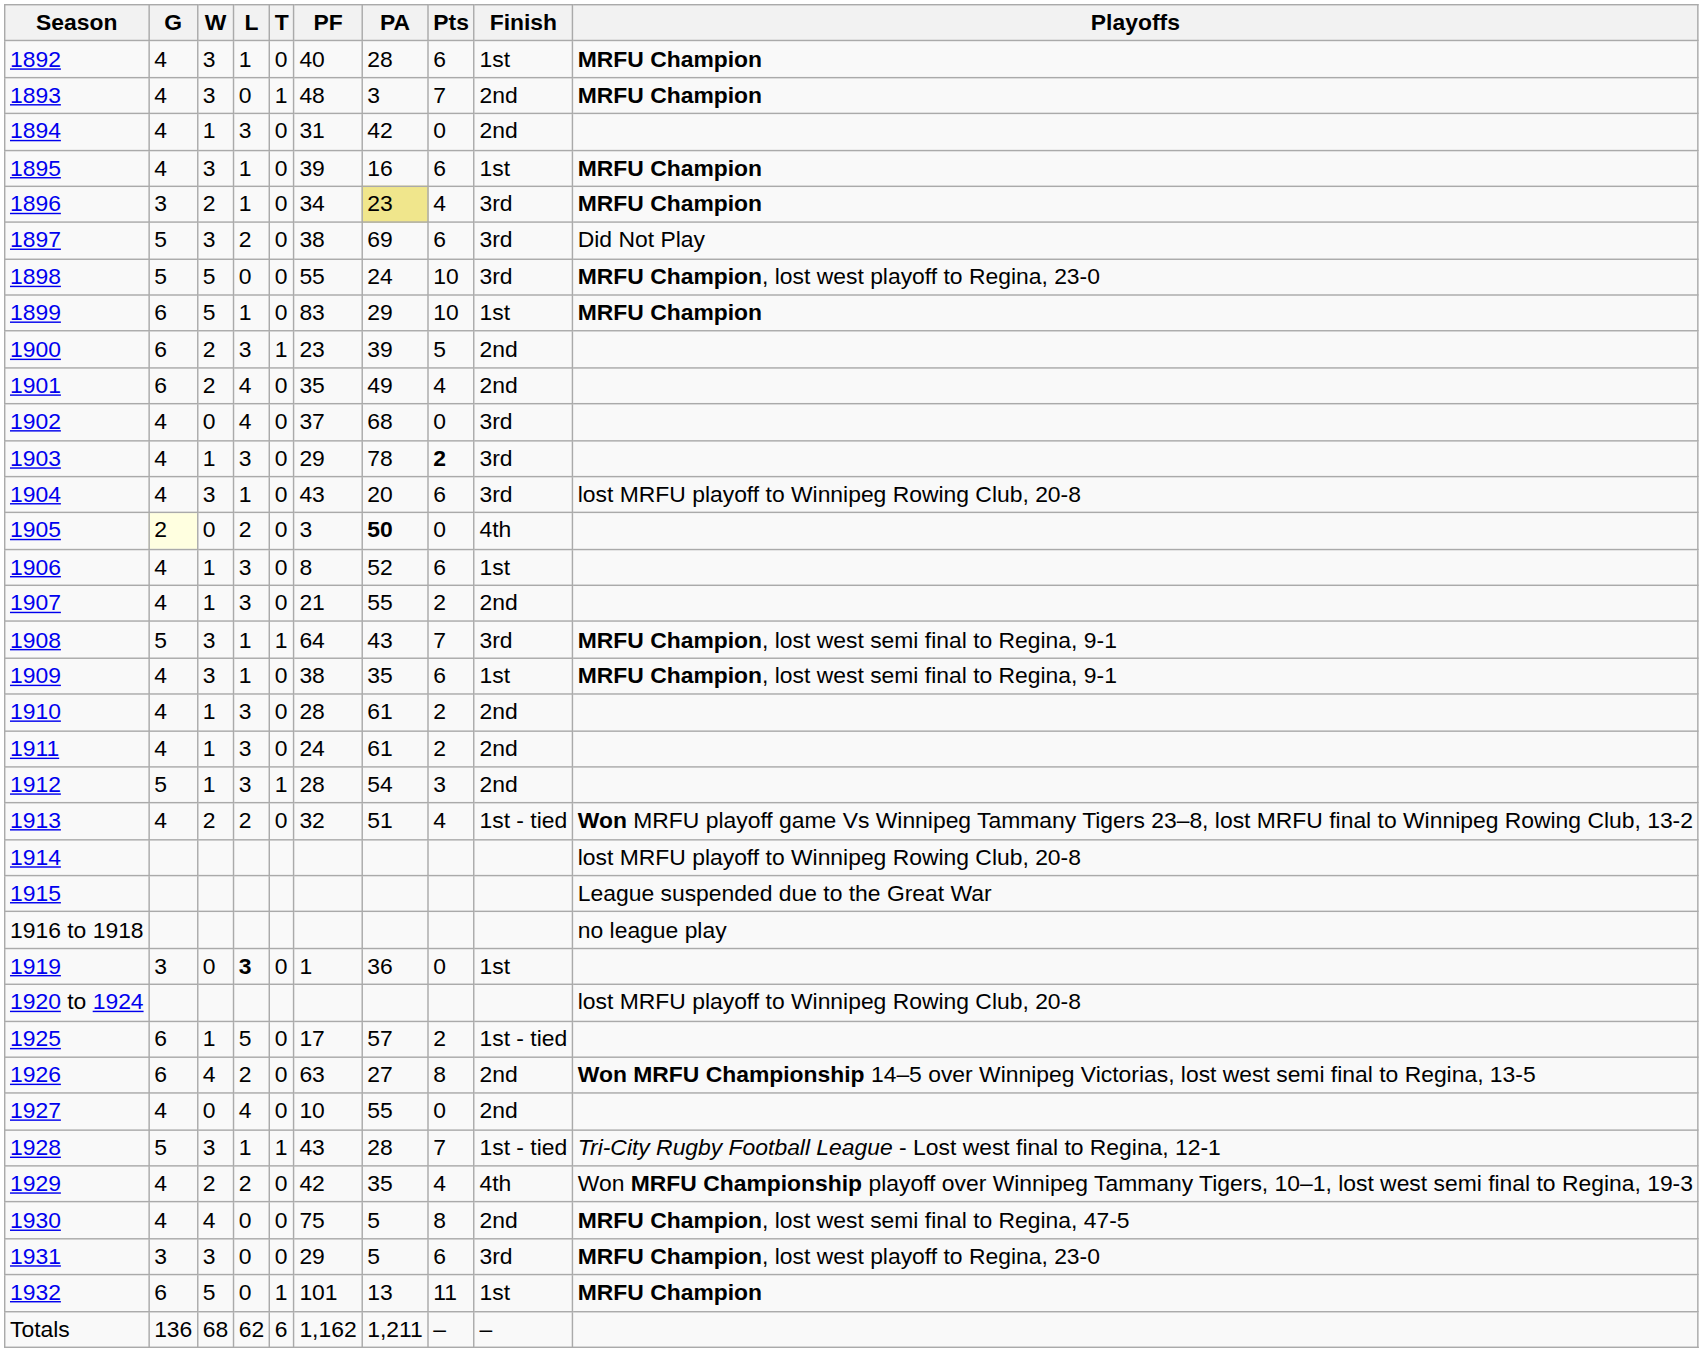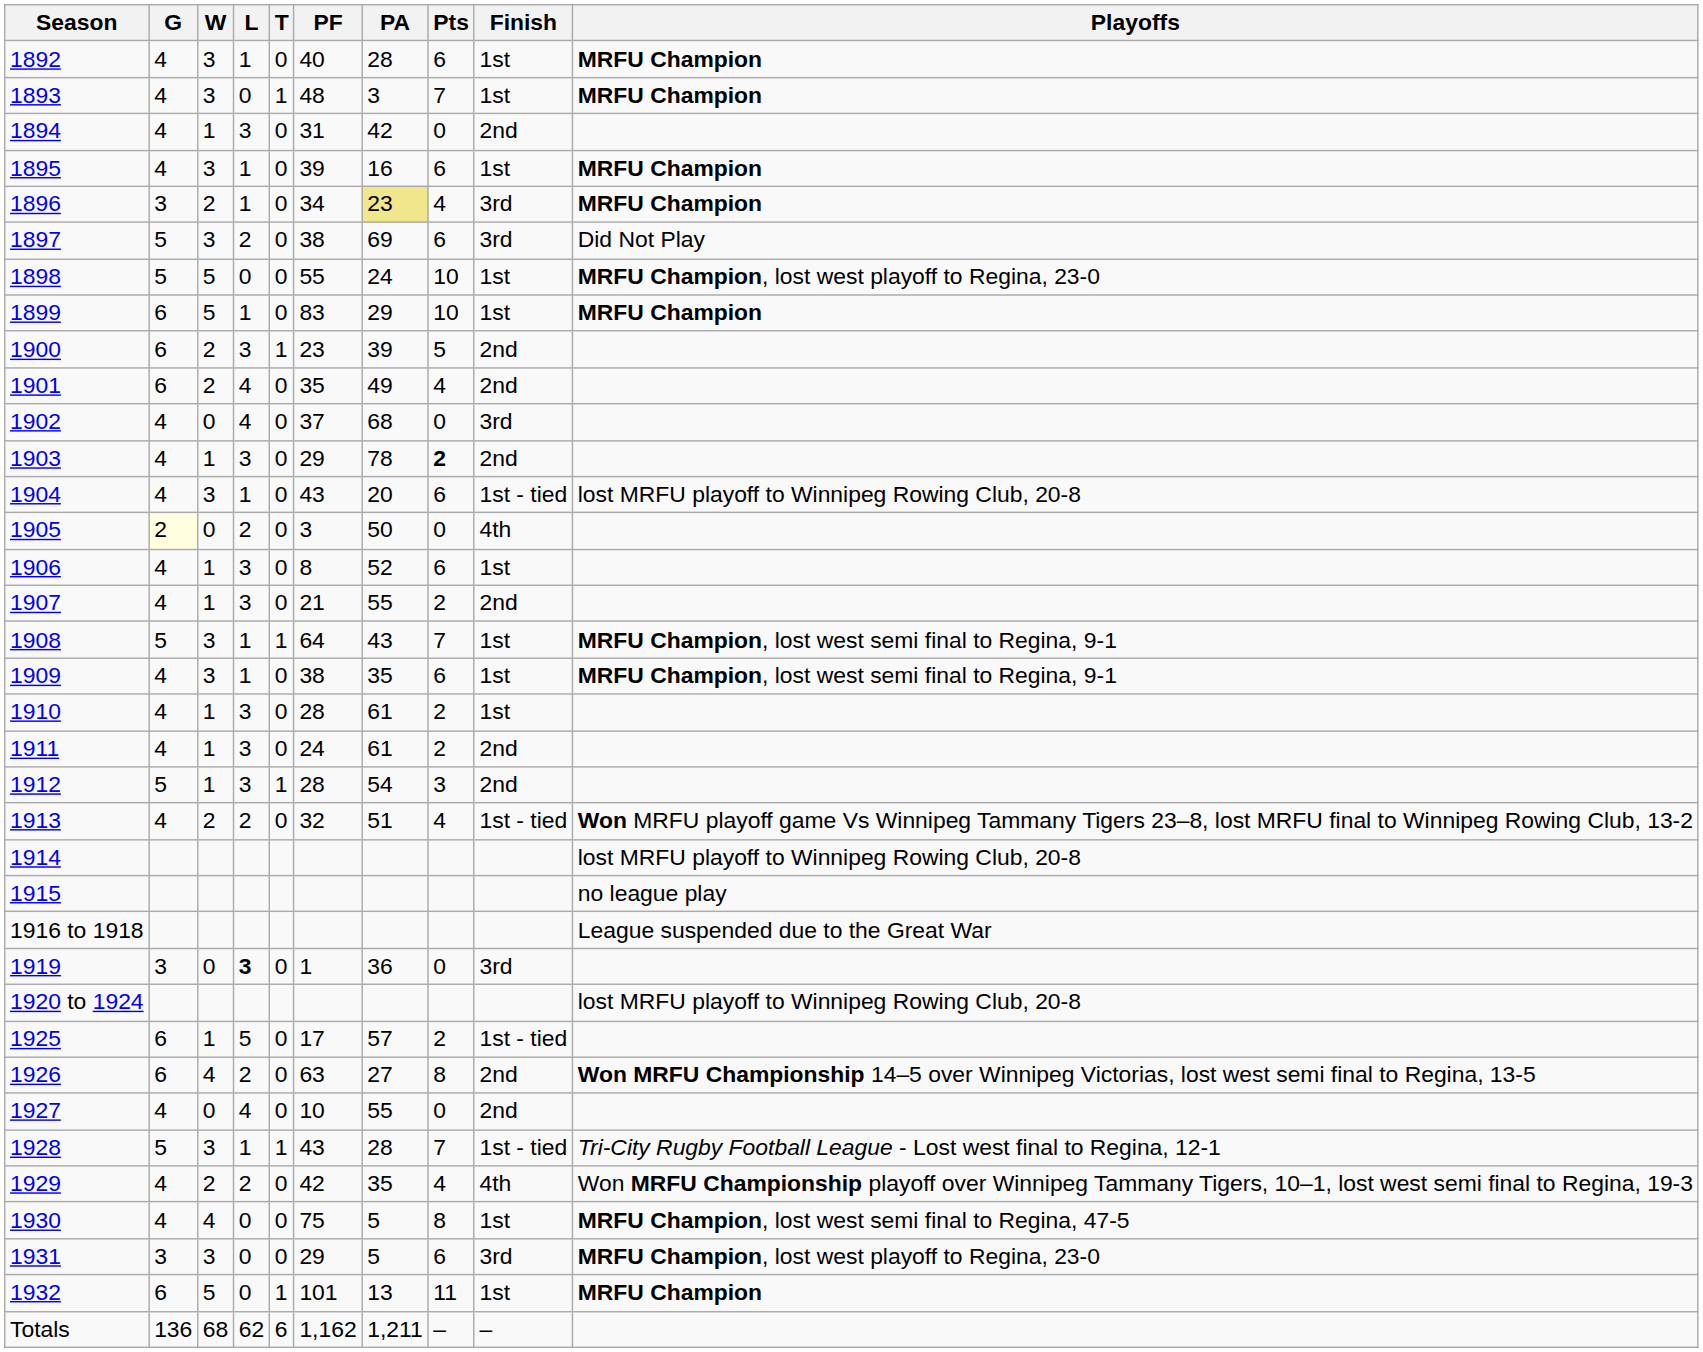(499, 95) 2nd -> (495, 95) 1st
(496, 276) 3rd -> (495, 276) 1st
(496, 458) 3rd -> (499, 458) 2nd
(496, 494) 3rd -> (523, 494) 1st - tied
(380, 530) bold -> (380, 530) normal
(496, 639) 3rd -> (495, 639) 1st
(499, 712) 2nd -> (495, 712) 1st
(785, 893) League suspended due to the Great War -> (652, 893) no league play
(652, 929) no league play -> (785, 929) League suspended due to the Great War
(495, 966) 1st -> (496, 966) 3rd
(499, 1220) 2nd -> (495, 1220) 1st
